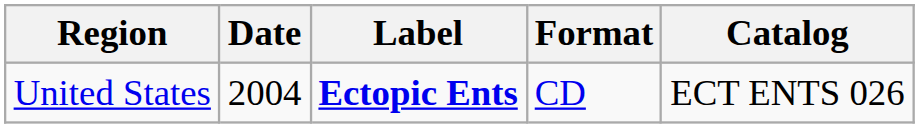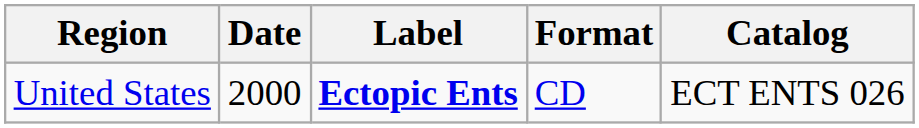(265, 92) 2004 -> (265, 92) 2000
